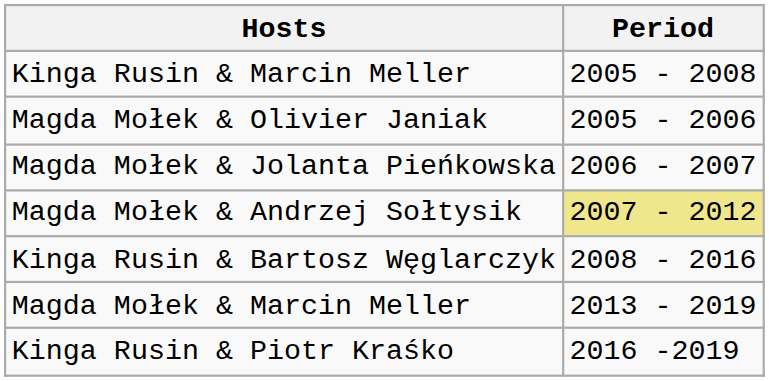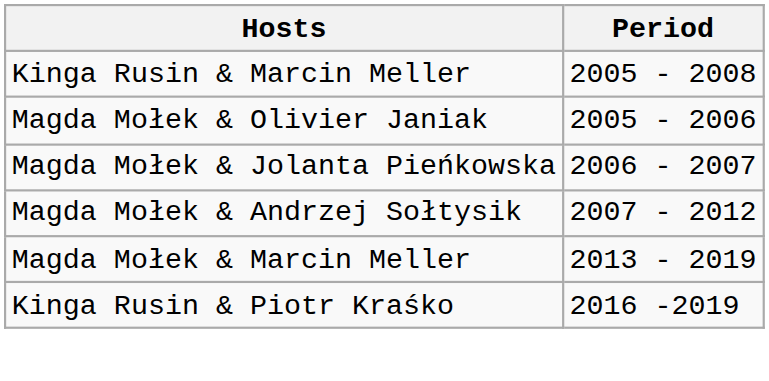(663, 213) khaki background -> (663, 213) no background
- row: (284, 259)
